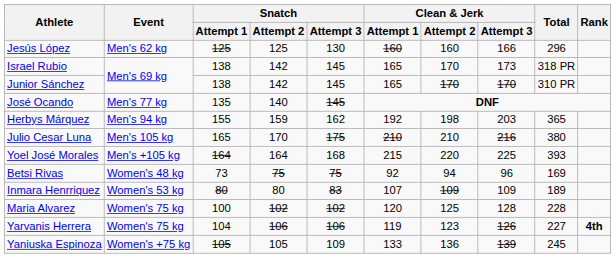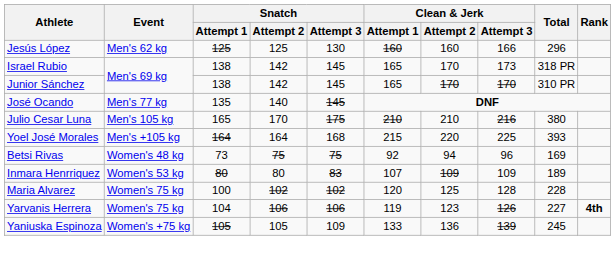- row: (48, 120)
